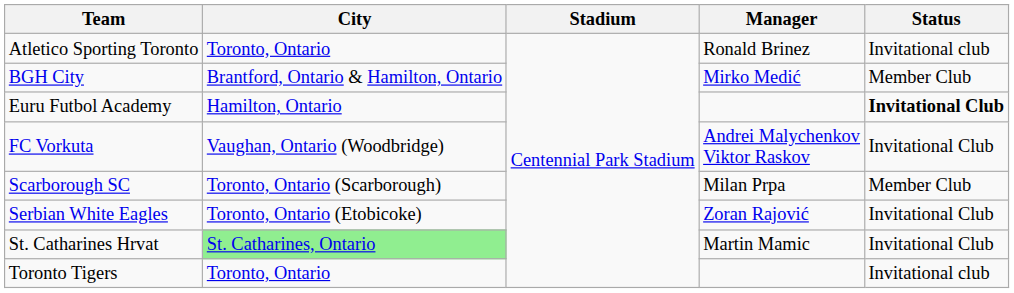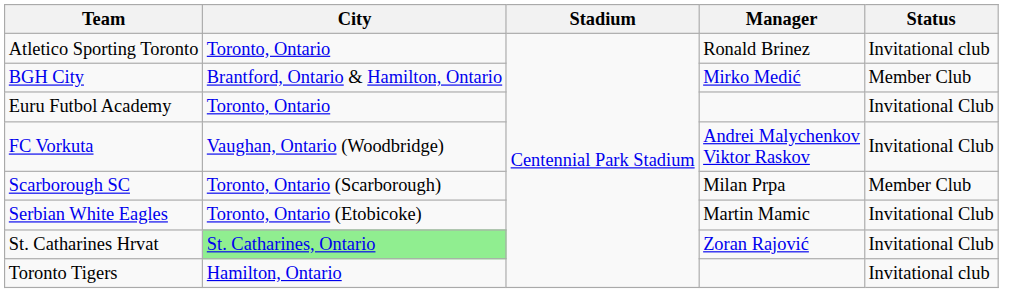(274, 106) Hamilton, Ontario -> (269, 106) Toronto, Ontario
(936, 106) bold -> (931, 106) normal
(756, 214) Zoran Rajović -> (757, 214) Martin Mamic
(757, 244) Martin Mamic -> (756, 244) Zoran Rajović
(269, 273) Toronto, Ontario -> (274, 273) Hamilton, Ontario
